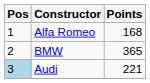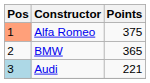(10, 32) no background -> (10, 32) lightsalmon background
(133, 32) 168 -> (133, 32) 375
